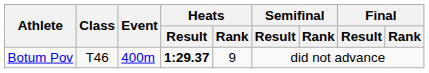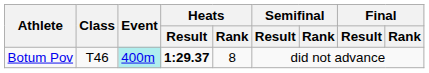(138, 58) no background -> (138, 58) paleturquoise background
(232, 58) 9 -> (232, 58) 8
